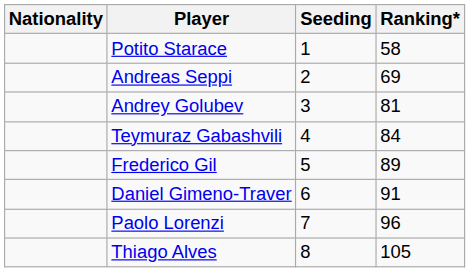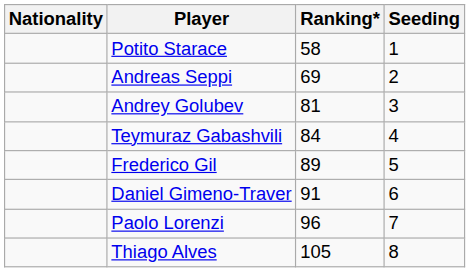columns swapped: (420, 19) <-> (336, 19)
